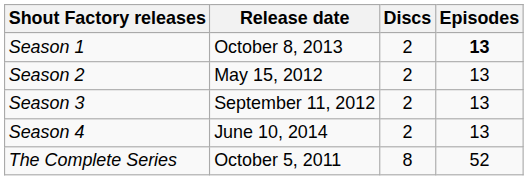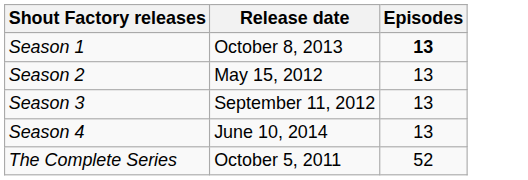- column: (407, 18)
